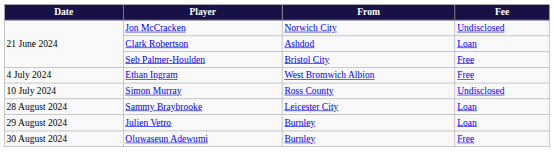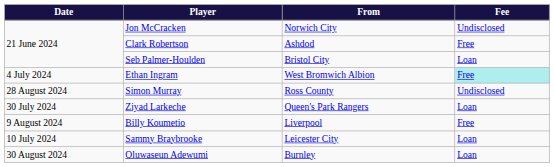(467, 44) Loan -> (466, 44) Free
(466, 59) Free -> (467, 59) Loan
(466, 75) no background -> (466, 75) paleturquoise background
(31, 91) 10 July 2024 -> (37, 91) 28 August 2024
+ row: (156, 107)
+ row: (155, 123)
(37, 107) 28 August 2024 -> (31, 138) 10 July 2024
- row: (148, 123)
(466, 138) Free -> (467, 154) Loan
